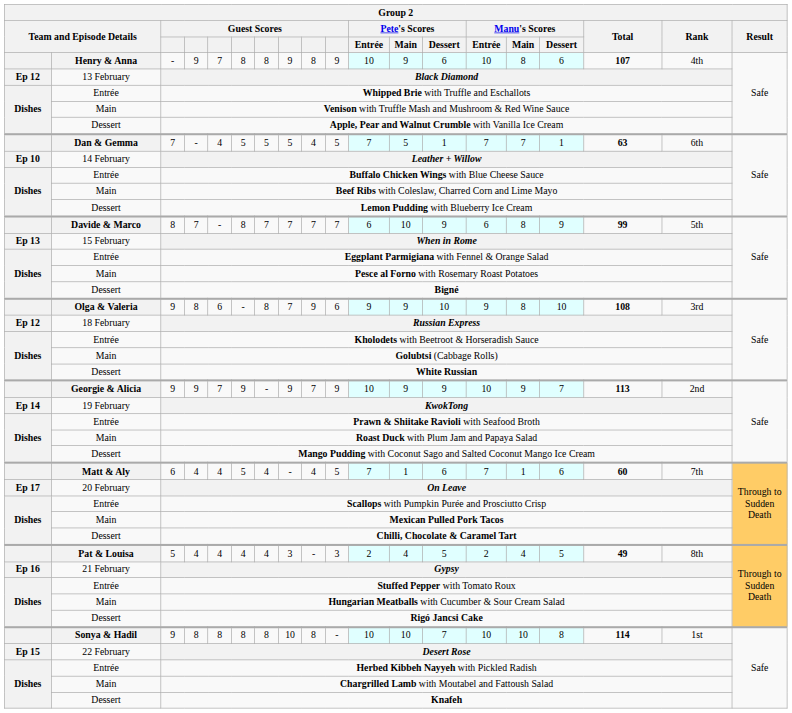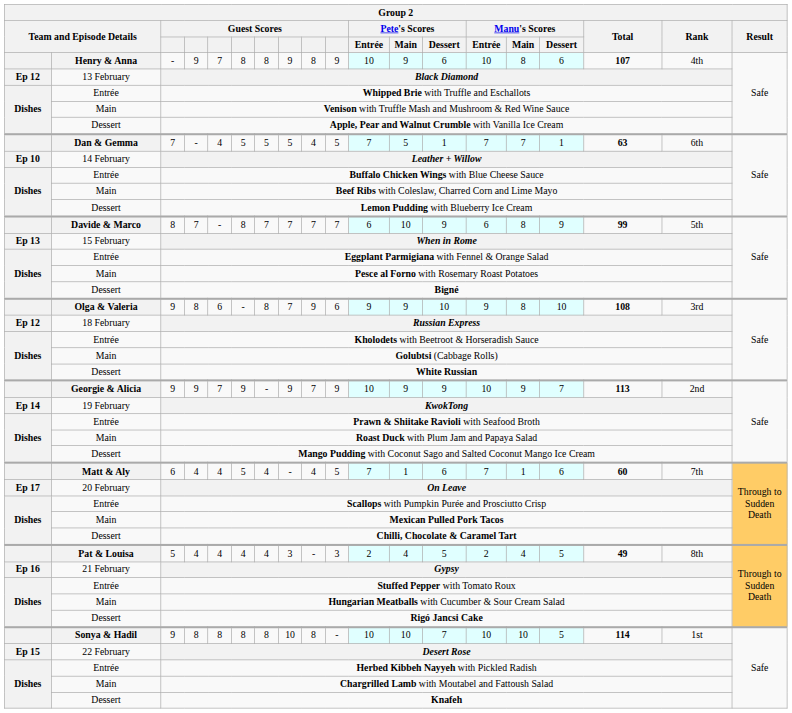(562, 636) 8 -> (562, 636) 5
